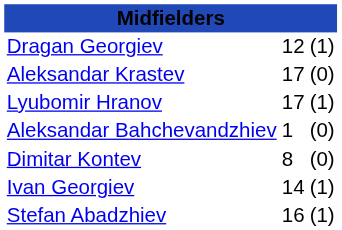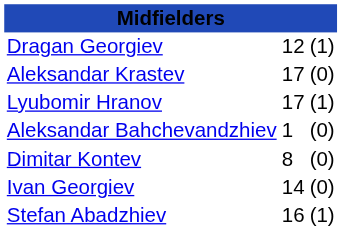(322, 187) (1) -> (322, 187) (0)
